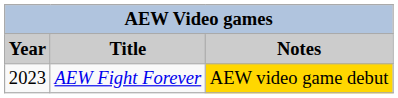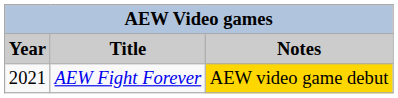(27, 78) 2023 -> (27, 78) 2021
